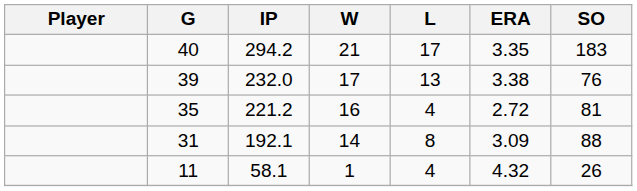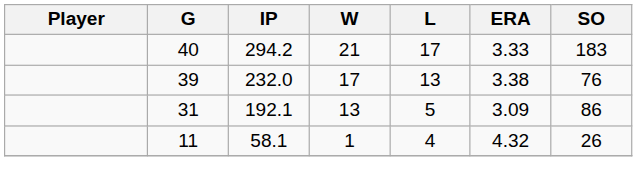(511, 49) 3.35 -> (511, 49) 3.33
- row: (188, 110)
(349, 140) 14 -> (349, 110) 13
(430, 140) 8 -> (430, 110) 5
(591, 140) 88 -> (591, 110) 86
